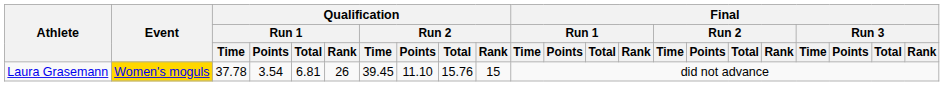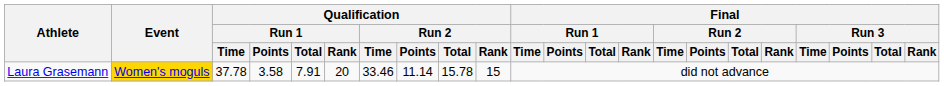(271, 72) 3.54 -> (271, 72) 3.58
(308, 72) 6.81 -> (308, 72) 7.91
(342, 72) 26 -> (342, 72) 20
(378, 72) 39.45 -> (378, 72) 33.46
(418, 72) 11.10 -> (418, 72) 11.14
(457, 72) 15.76 -> (457, 72) 15.78
